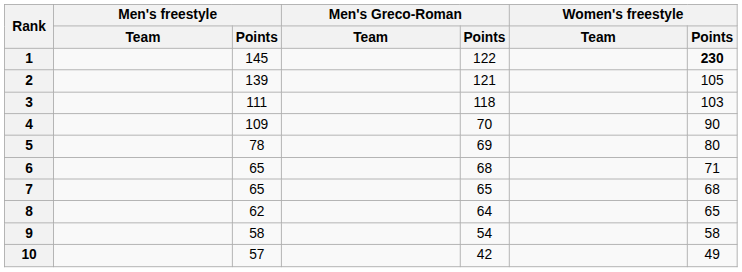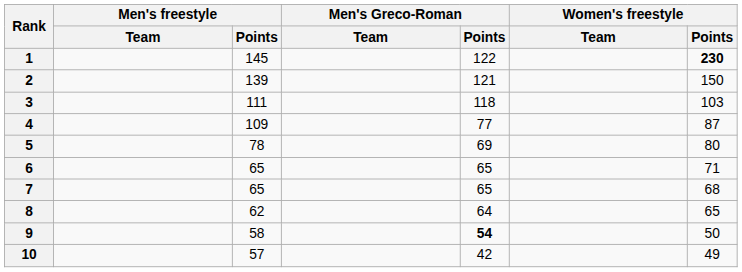(712, 80) 105 -> (712, 80) 150
(484, 124) 70 -> (484, 124) 77
(712, 124) 90 -> (712, 124) 87
(484, 168) 68 -> (484, 168) 65
(484, 233) normal -> (484, 233) bold
(712, 233) 58 -> (712, 233) 50
